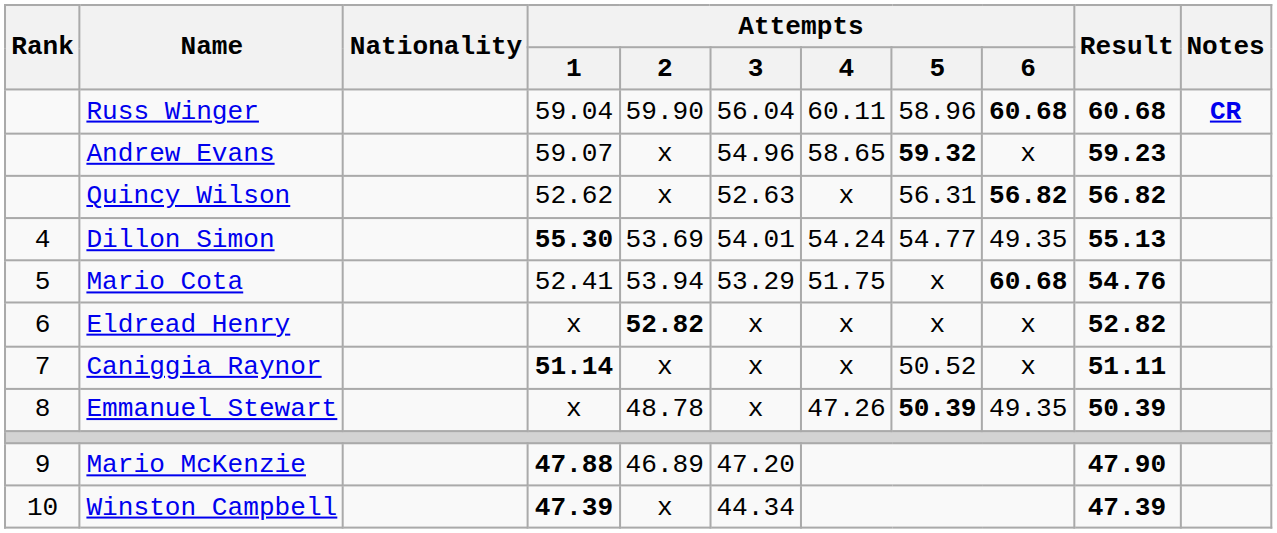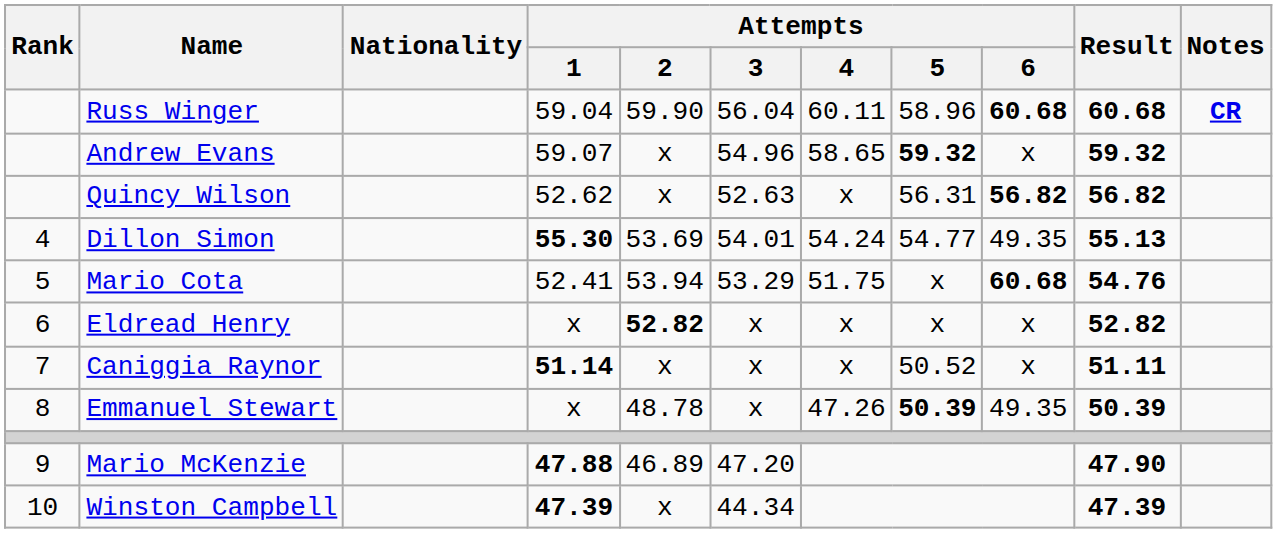(1127, 154) 59.23 -> (1127, 154) 59.32
